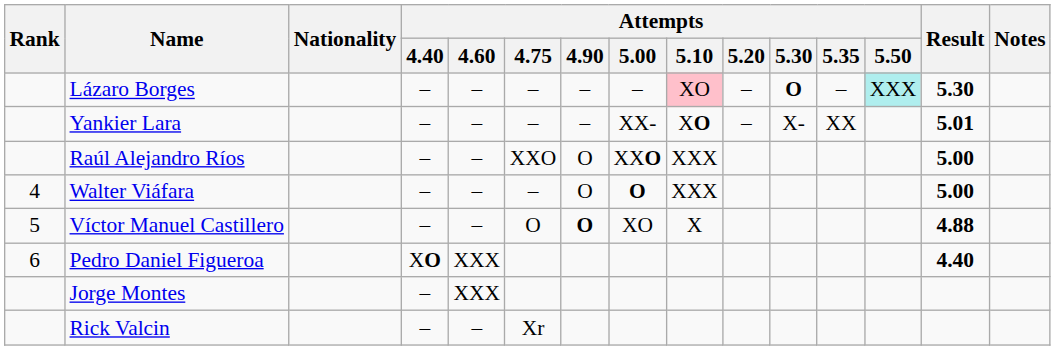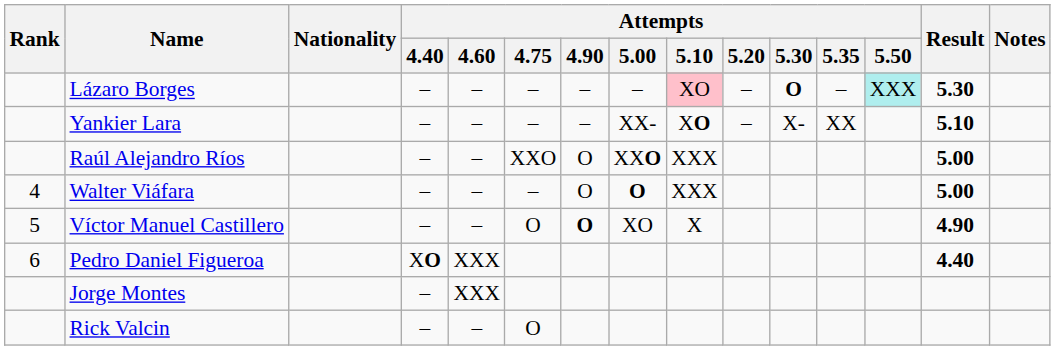(955, 123) 5.01 -> (955, 123) 5.10
(955, 225) 4.88 -> (955, 225) 4.90
(533, 327) Xr -> (533, 327) O
